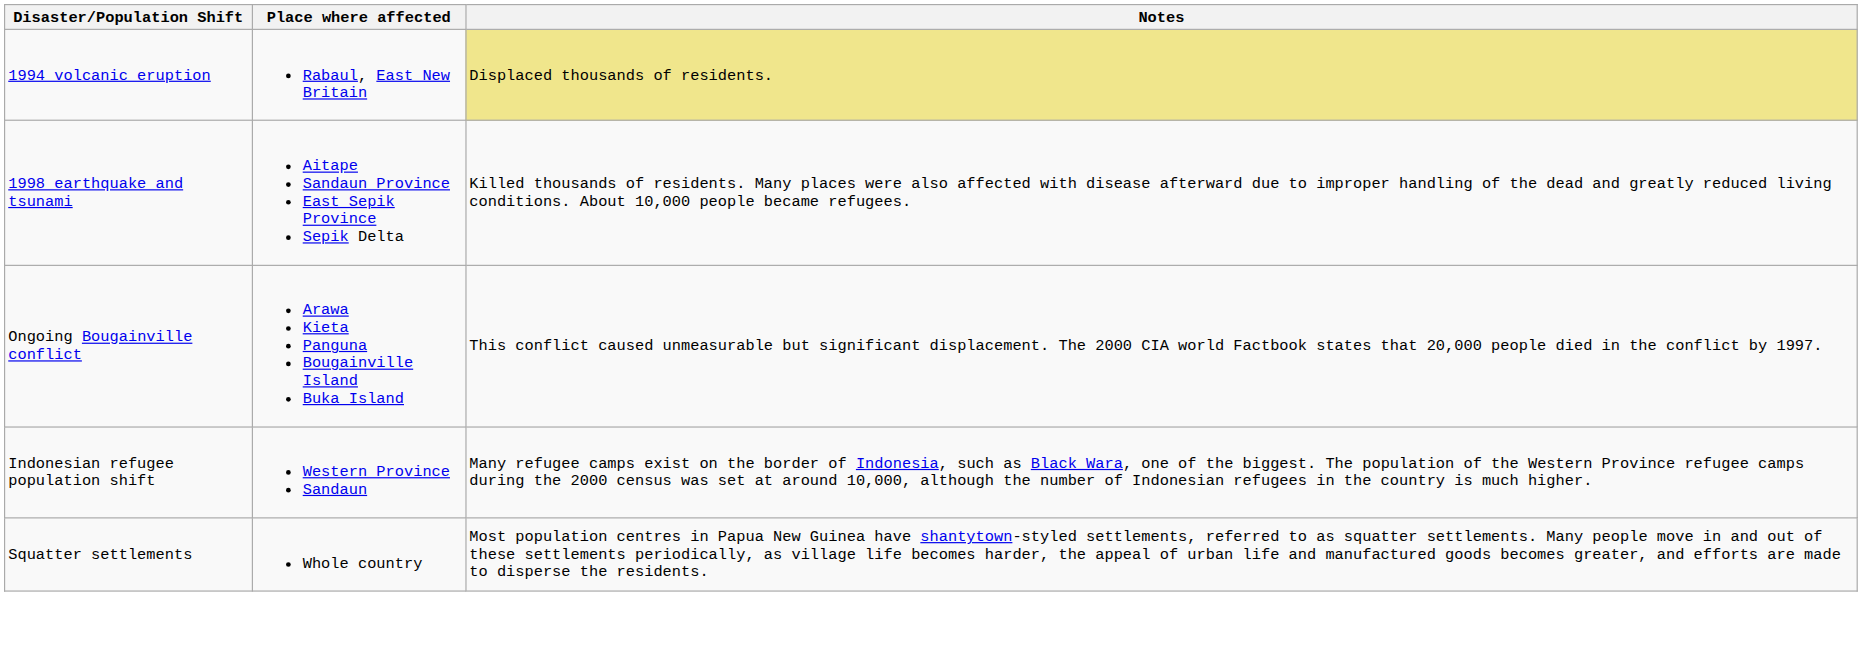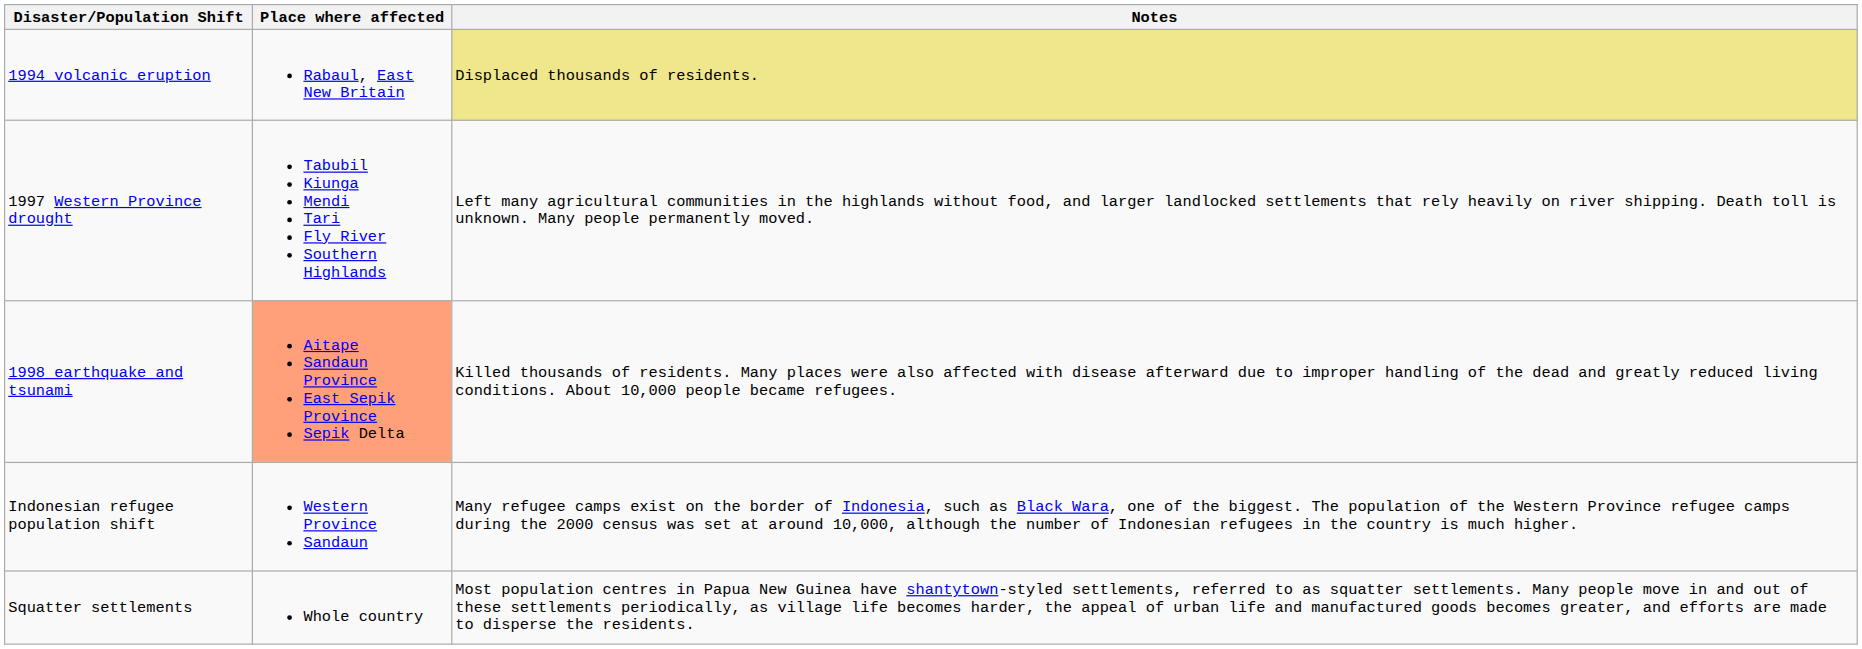+ row: (105, 210)
(359, 202) no background -> (352, 390) lightsalmon background
- row: (100, 346)
